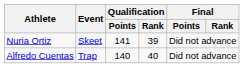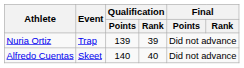(90, 41) Skeet -> (87, 41) Trap
(122, 41) 141 -> (122, 41) 139
(87, 56) Trap -> (90, 56) Skeet
